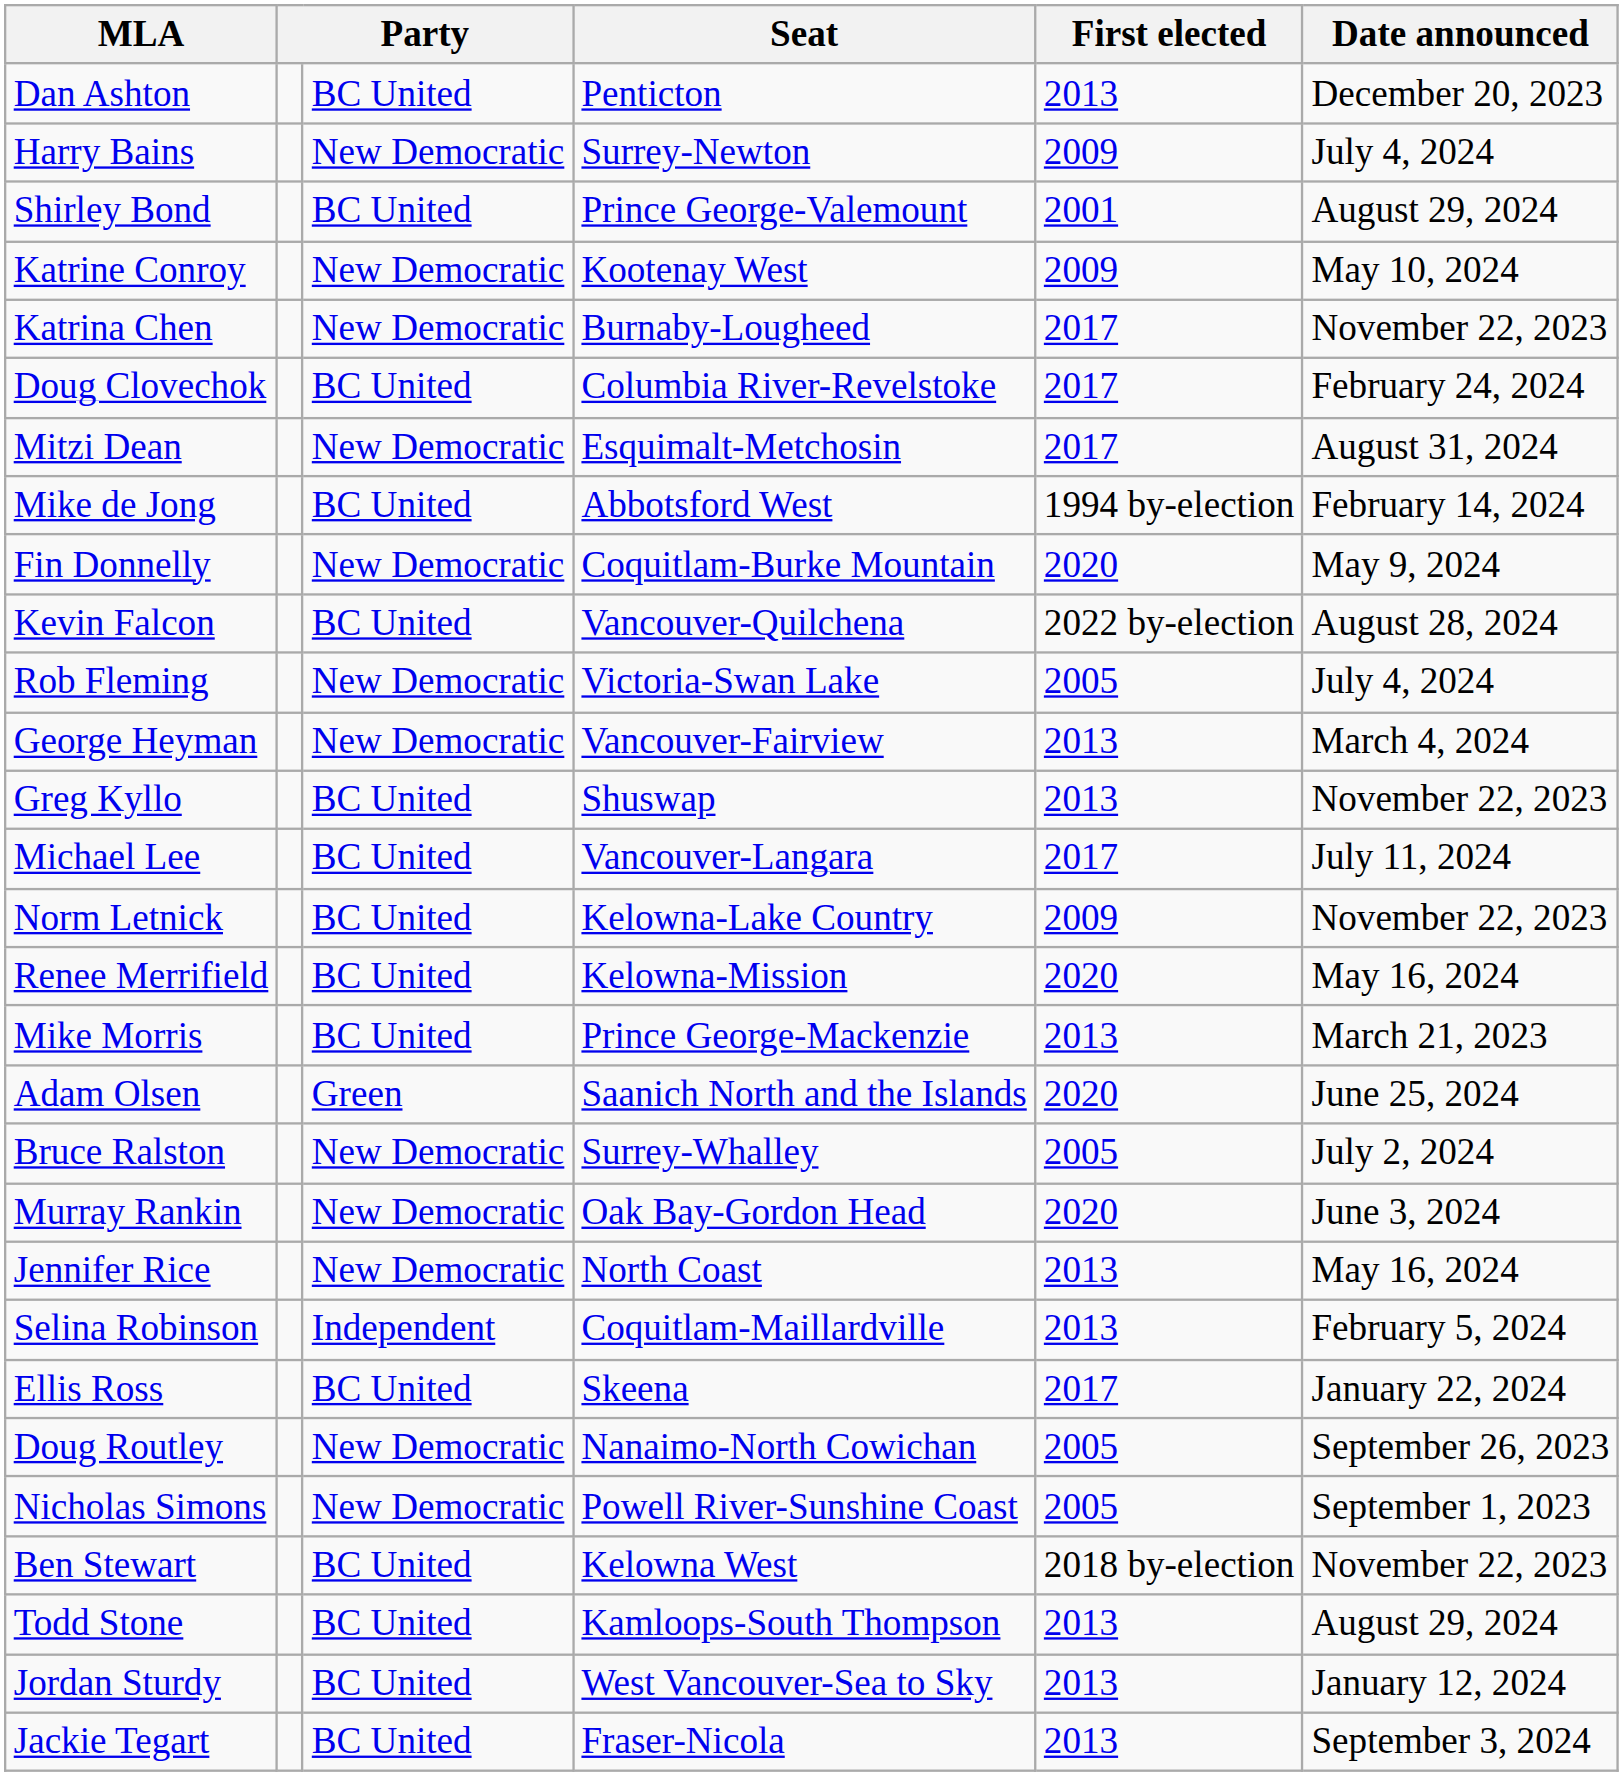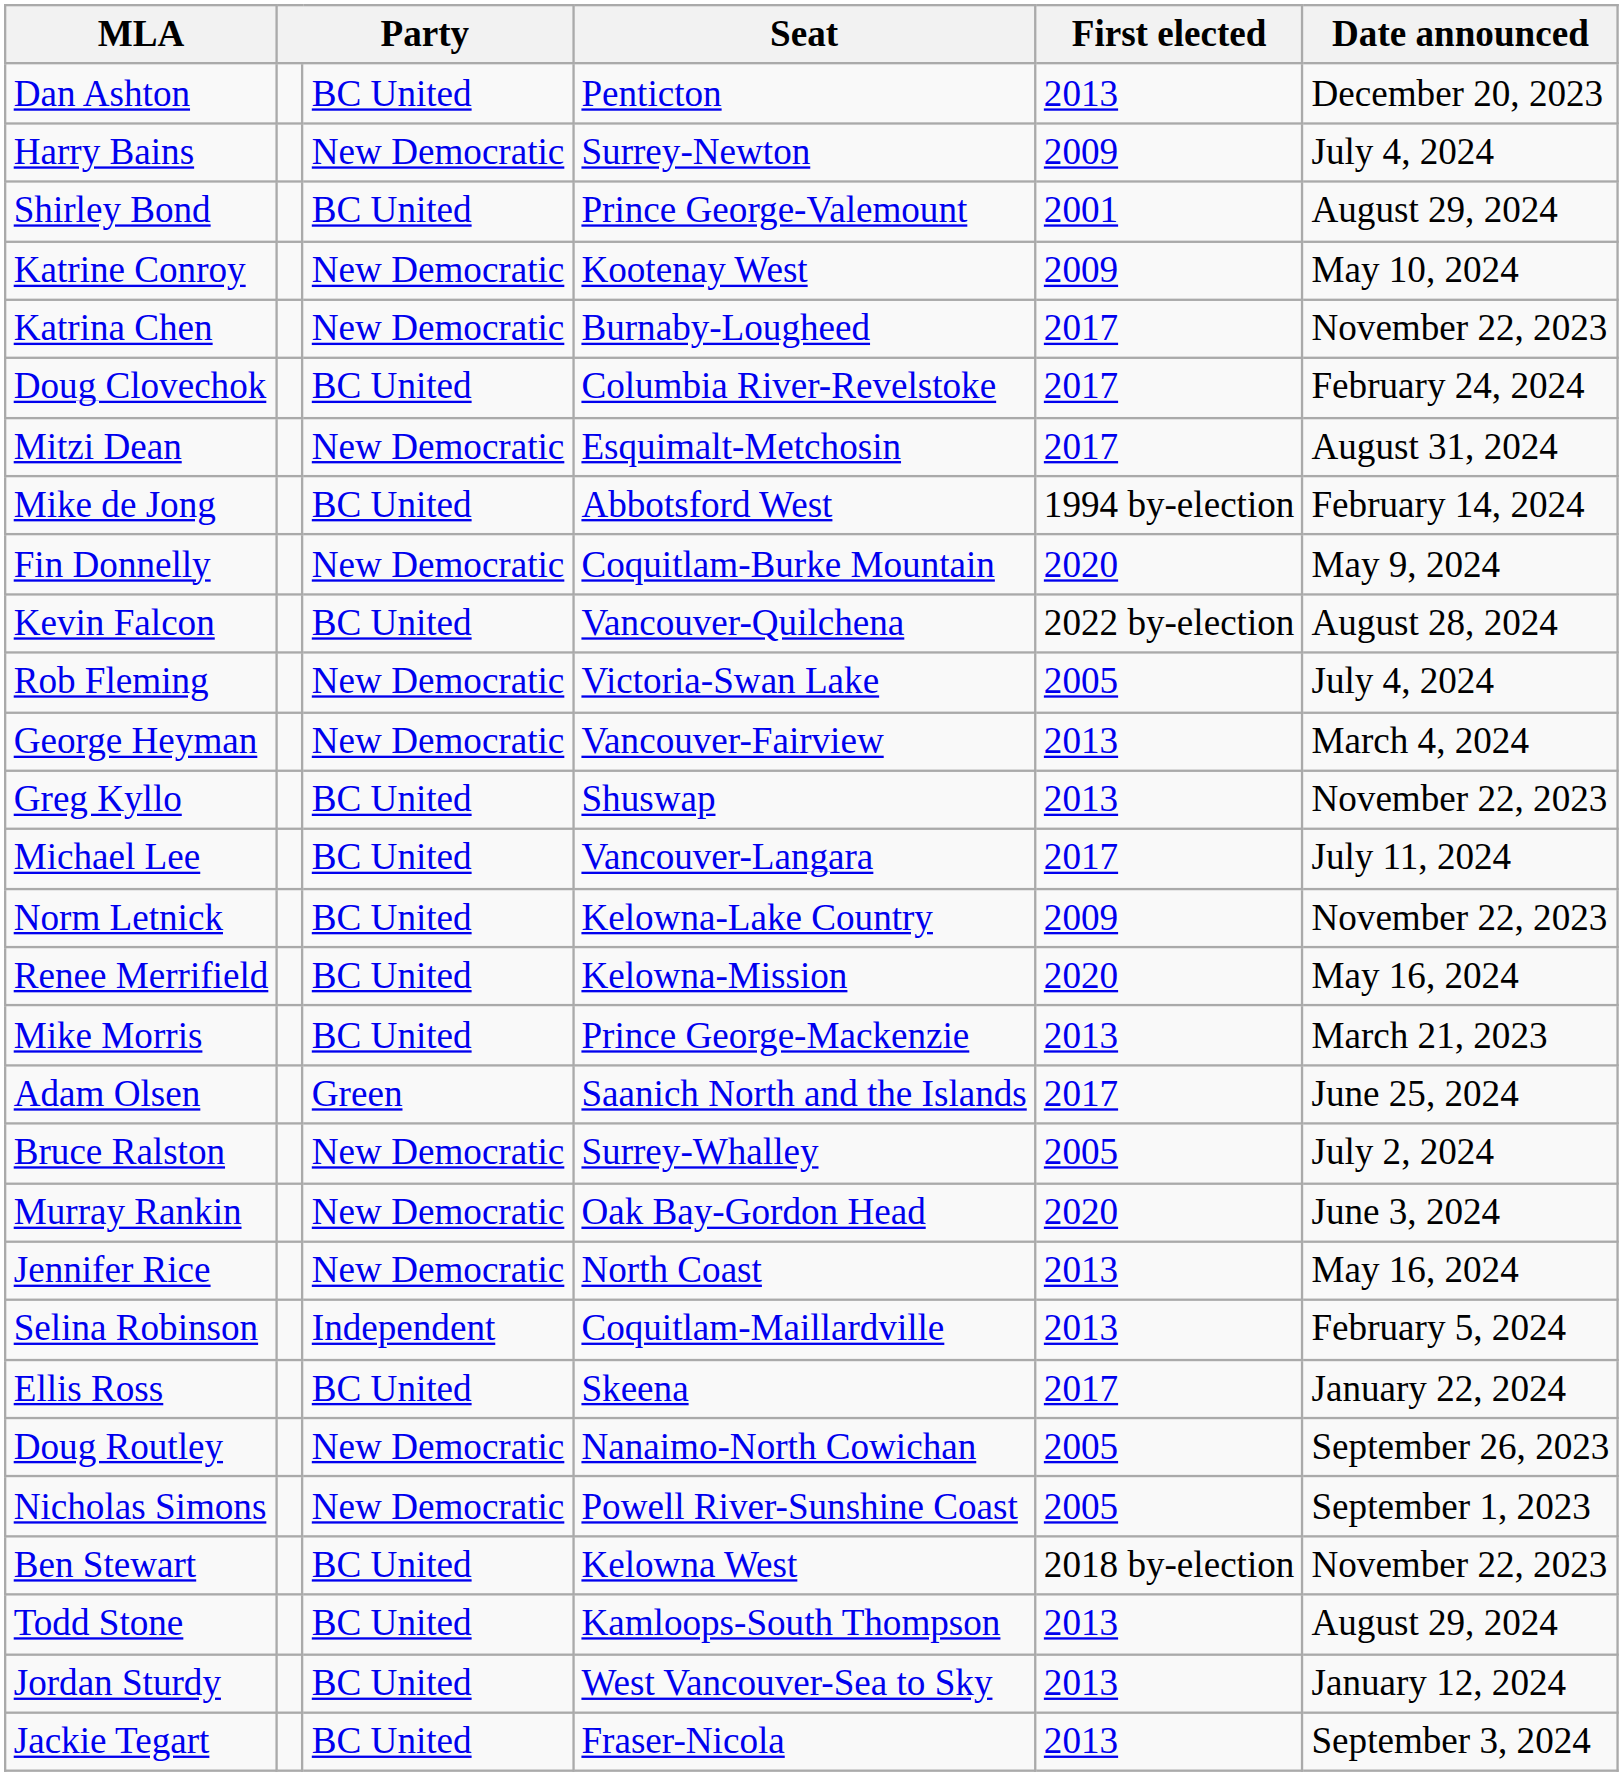(1081, 1093) 2020 -> (1081, 1093) 2017
